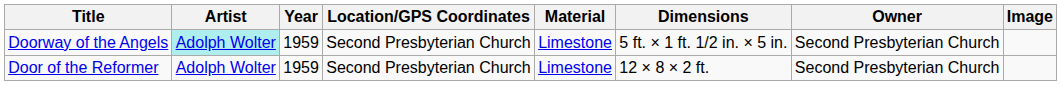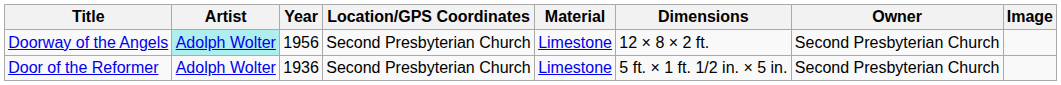(301, 42) 1959 -> (301, 42) 1956
(703, 42) 5 ft. × 1 ft. 1/2 in. × 5 in. -> (664, 42) 12 × 8 × 2 ft.
(301, 67) 1959 -> (301, 67) 1936
(664, 67) 12 × 8 × 2 ft. -> (703, 67) 5 ft. × 1 ft. 1/2 in. × 5 in.
